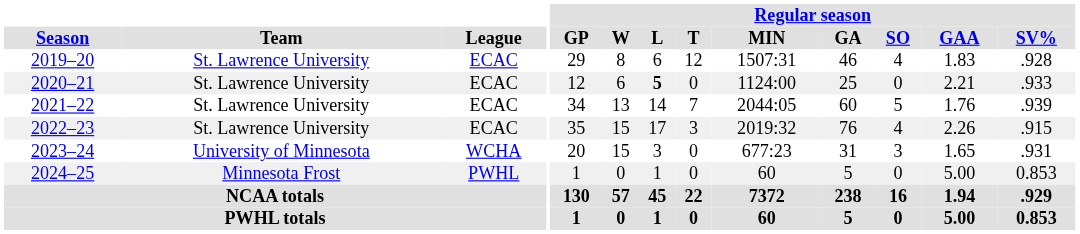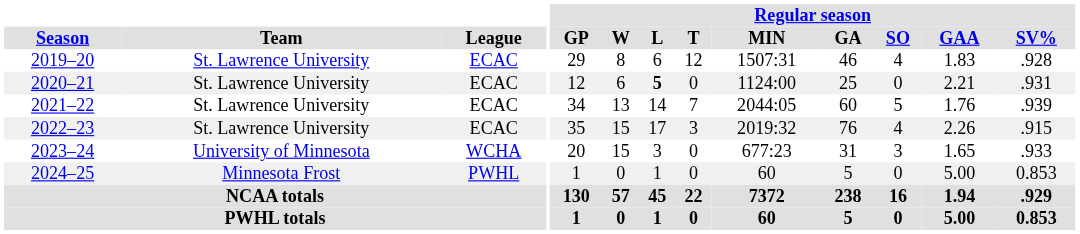(1036, 83) .933 -> (1036, 83) .931
(1036, 150) .931 -> (1036, 150) .933
